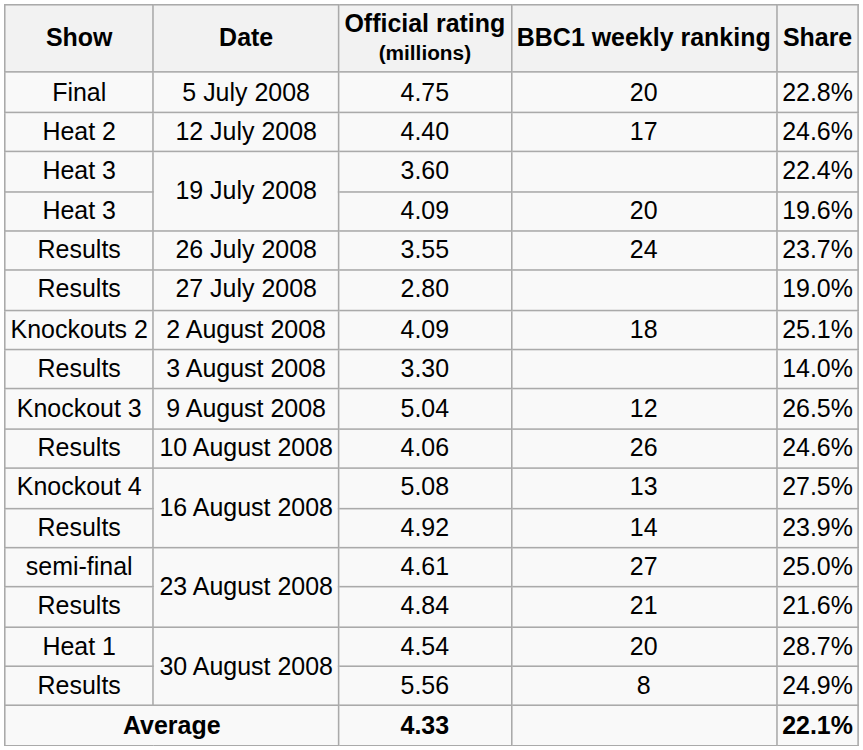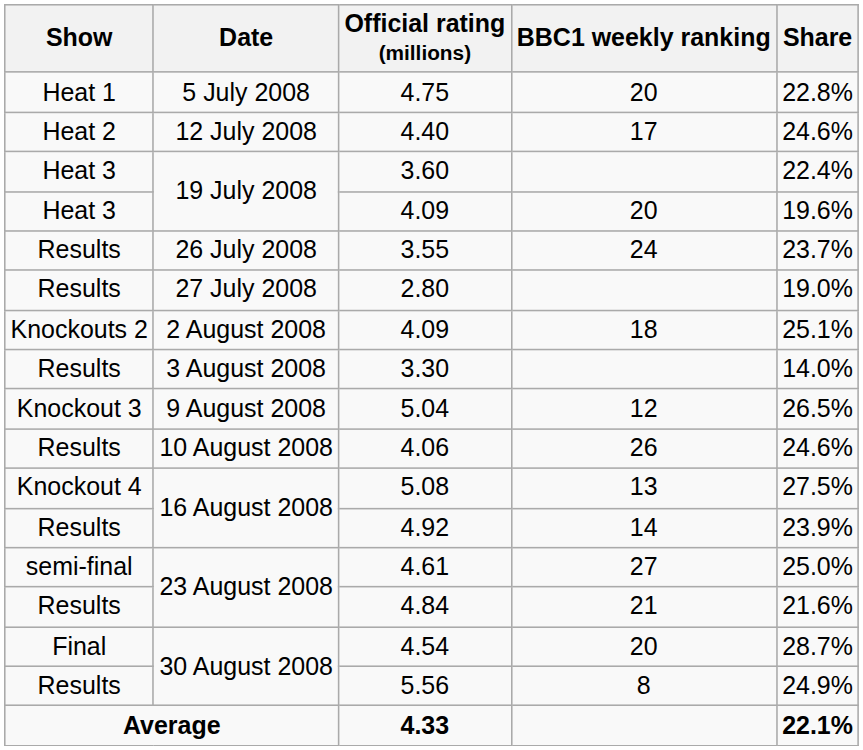(79, 91) Final -> (79, 91) Heat 1
(79, 646) Heat 1 -> (79, 646) Final
